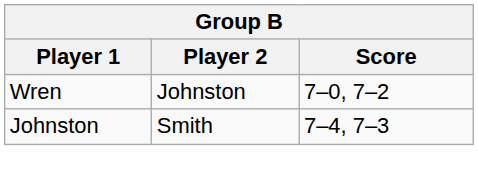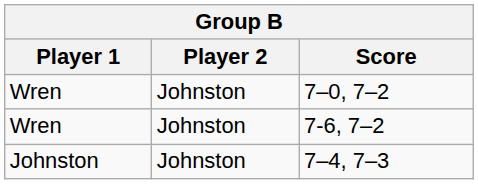+ row: (344, 126)
(185, 126) Smith -> (201, 160) Johnston
